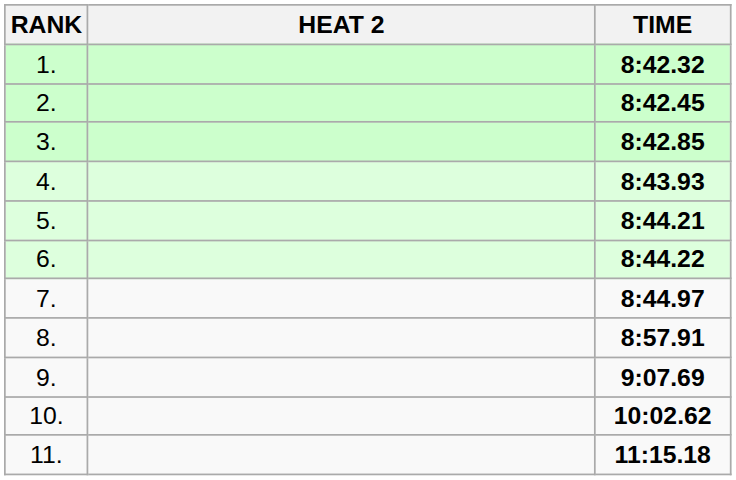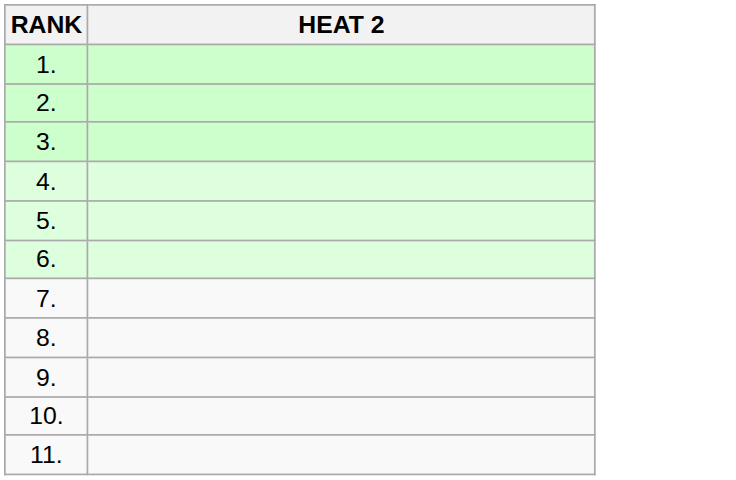- column: (663, 25)
